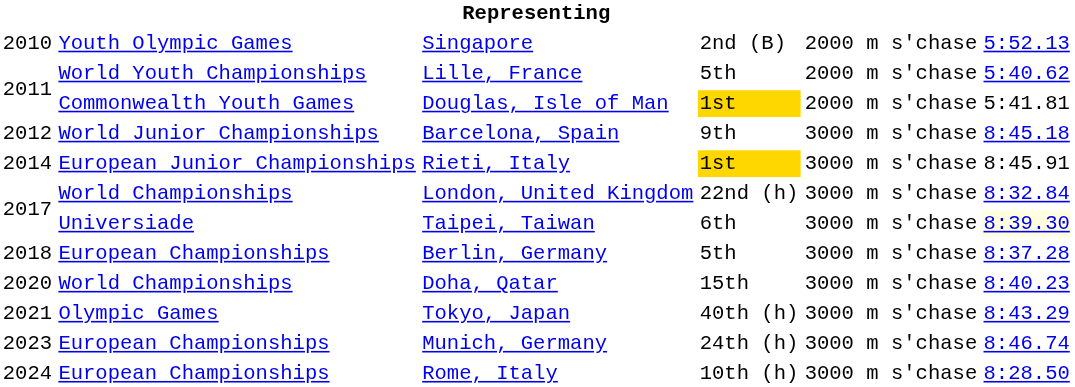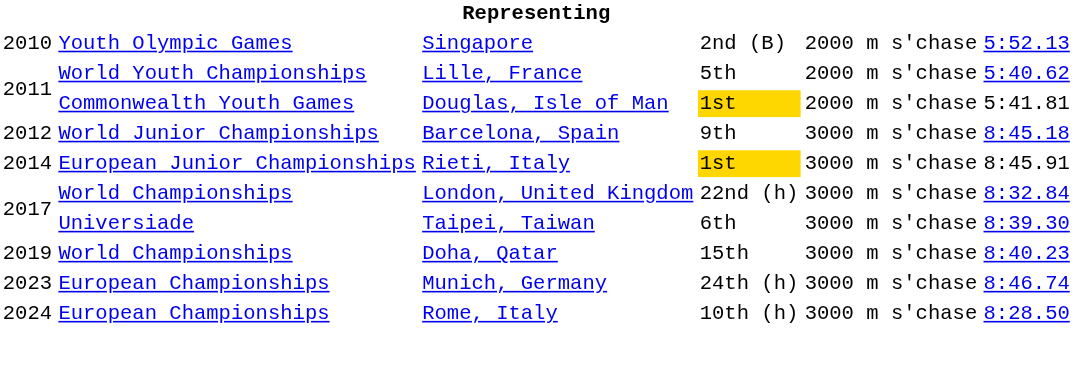(1027, 224) lightyellow background -> (1027, 224) no background
- row: (515, 254)
(27, 284) 2020 -> (27, 254) 2019
- row: (496, 314)
